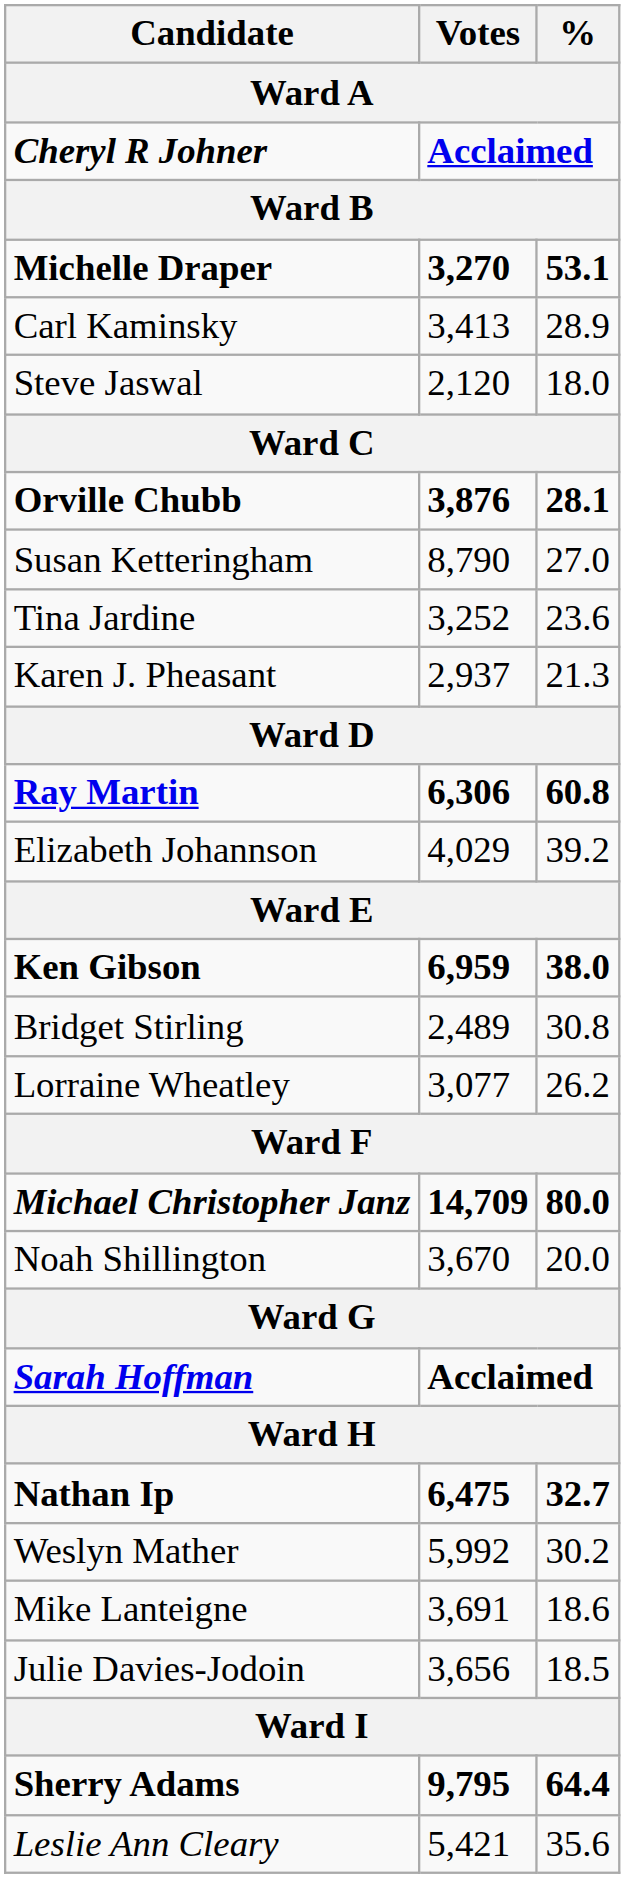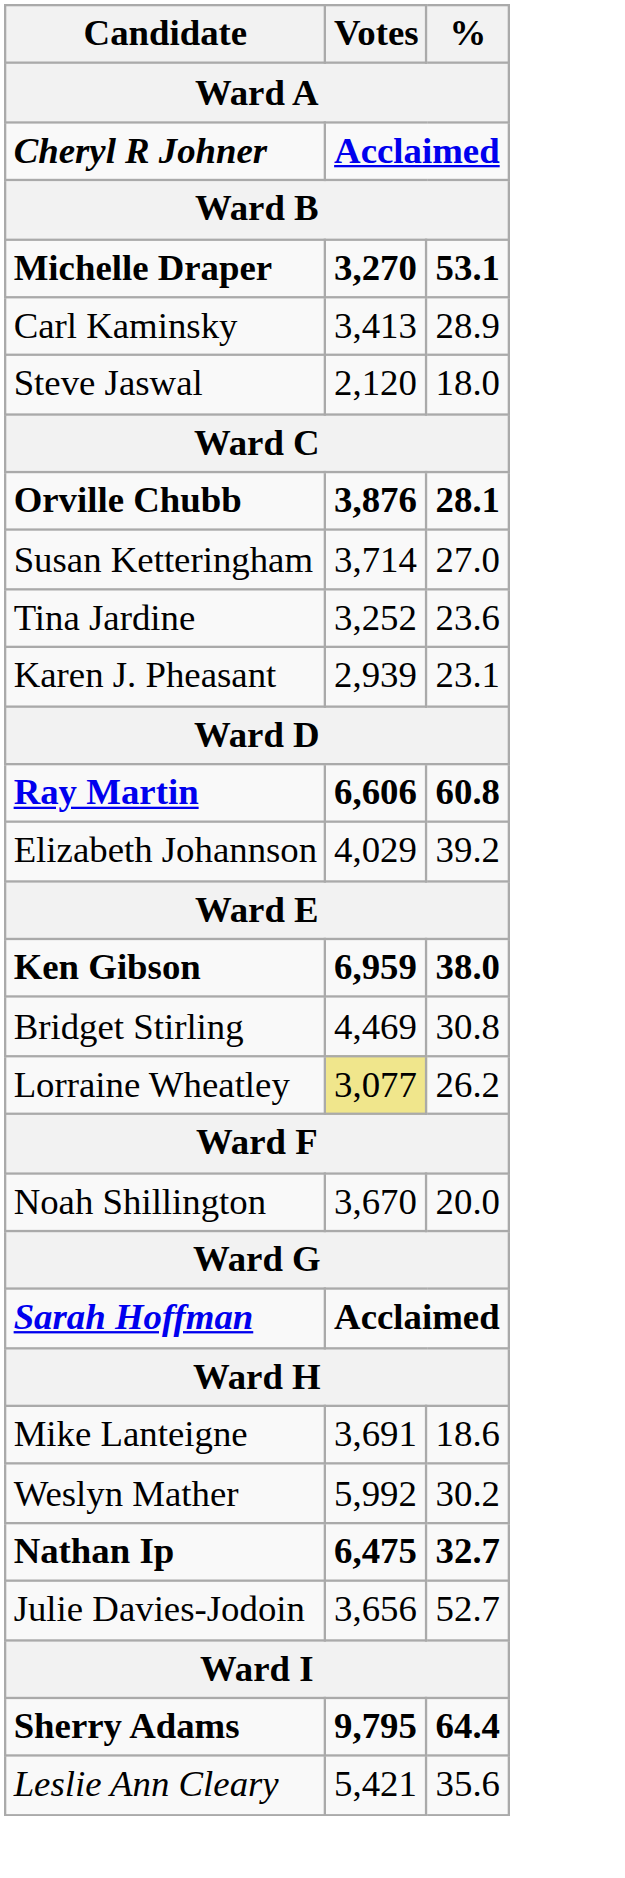(469, 558) 8,790 -> (376, 558) 3,714
(469, 675) 2,937 -> (376, 675) 2,939
(578, 675) 21.3 -> (468, 675) 23.1
(469, 792) 6,306 -> (376, 792) 6,606
(469, 1025) 2,489 -> (376, 1025) 4,469
(469, 1084) no background -> (376, 1084) khaki background
- row: (212, 1200)
rows swapped: (94, 1492) <-> (131, 1609)
(578, 1667) 18.5 -> (468, 1609) 52.7
